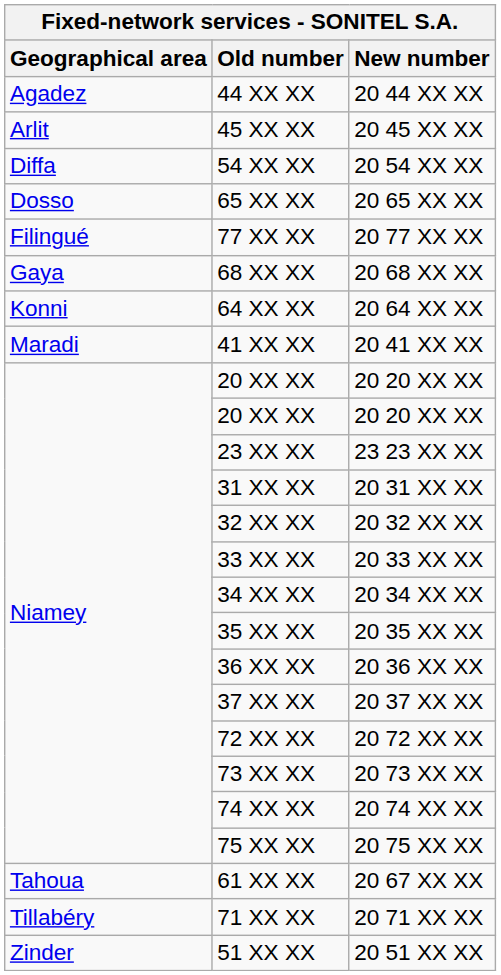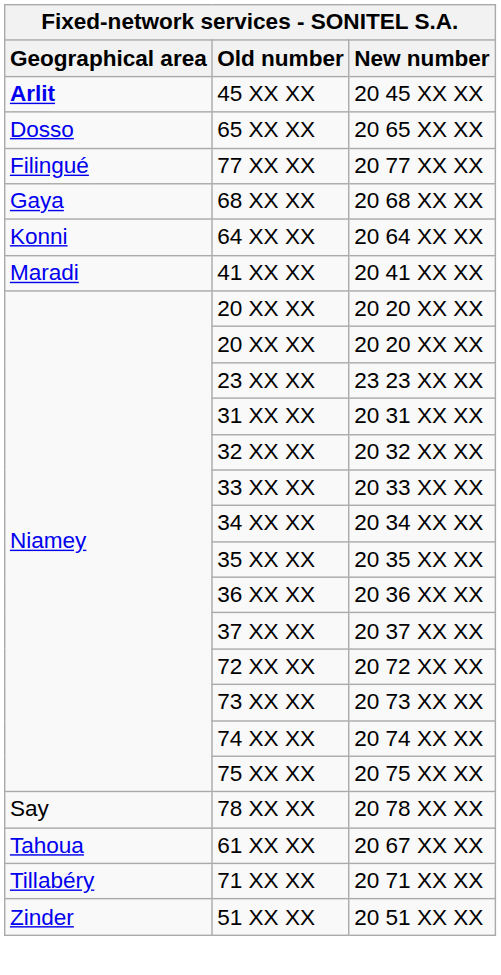- row: (266, 93)
(29, 129) normal -> (32, 93) bold
- row: (266, 165)
+ row: (266, 809)
